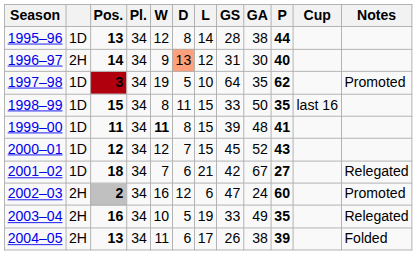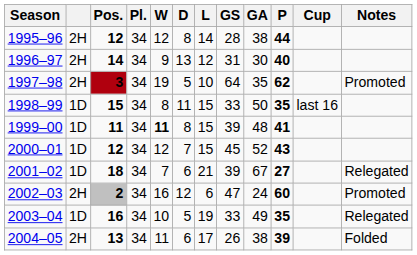(78, 37) 1D -> (78, 37) 2H
(115, 37) 13 -> (115, 37) 12
(183, 60) lightsalmon background -> (183, 60) no background
(78, 82) 1D -> (78, 82) 2H
(232, 171) 42 -> (232, 171) 39
(78, 216) 2H -> (78, 216) 1D
